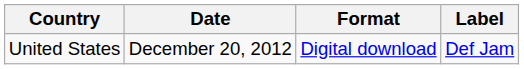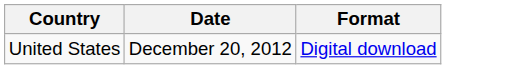- column: (480, 19)
